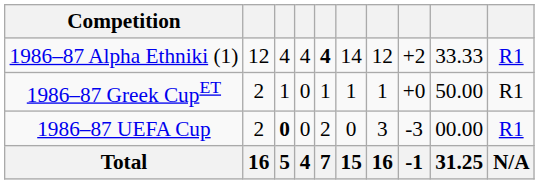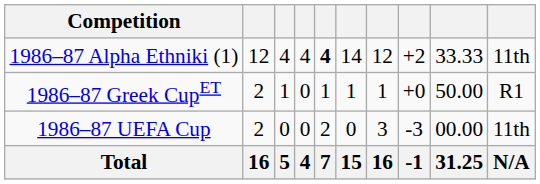(511, 55) R1 -> (511, 55) 11th
(285, 128) bold -> (285, 128) normal
(511, 128) R1 -> (511, 128) 11th
